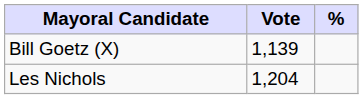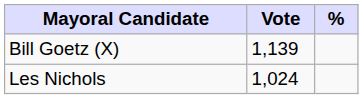(275, 78) 1,204 -> (275, 78) 1,024
